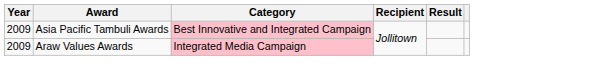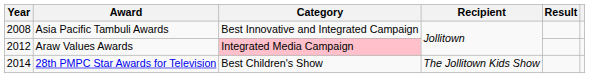(19, 30) 2009 -> (19, 30) 2008
(272, 30) pink background -> (320, 30) no background
(19, 47) 2009 -> (19, 47) 2012
+ row: (126, 64)
